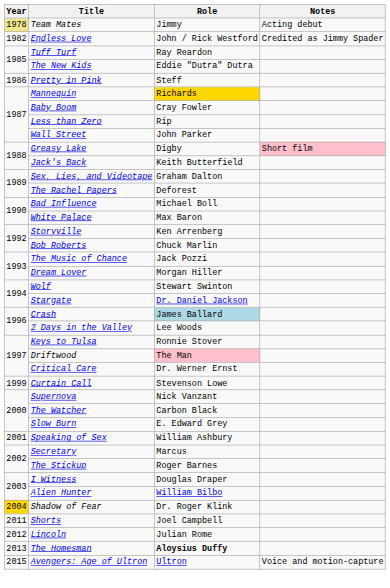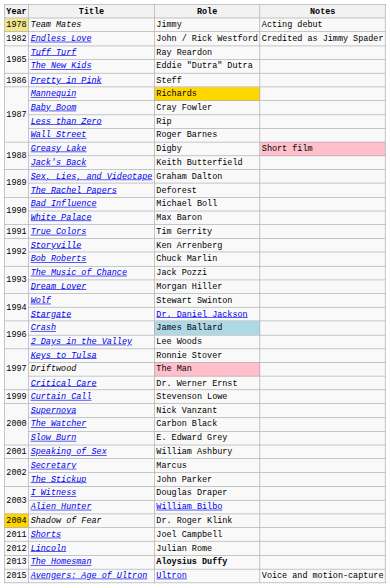(184, 135) John Parker -> (187, 135) Roger Barnes
+ row: (59, 232)
(187, 466) Roger Barnes -> (184, 479) John Parker
